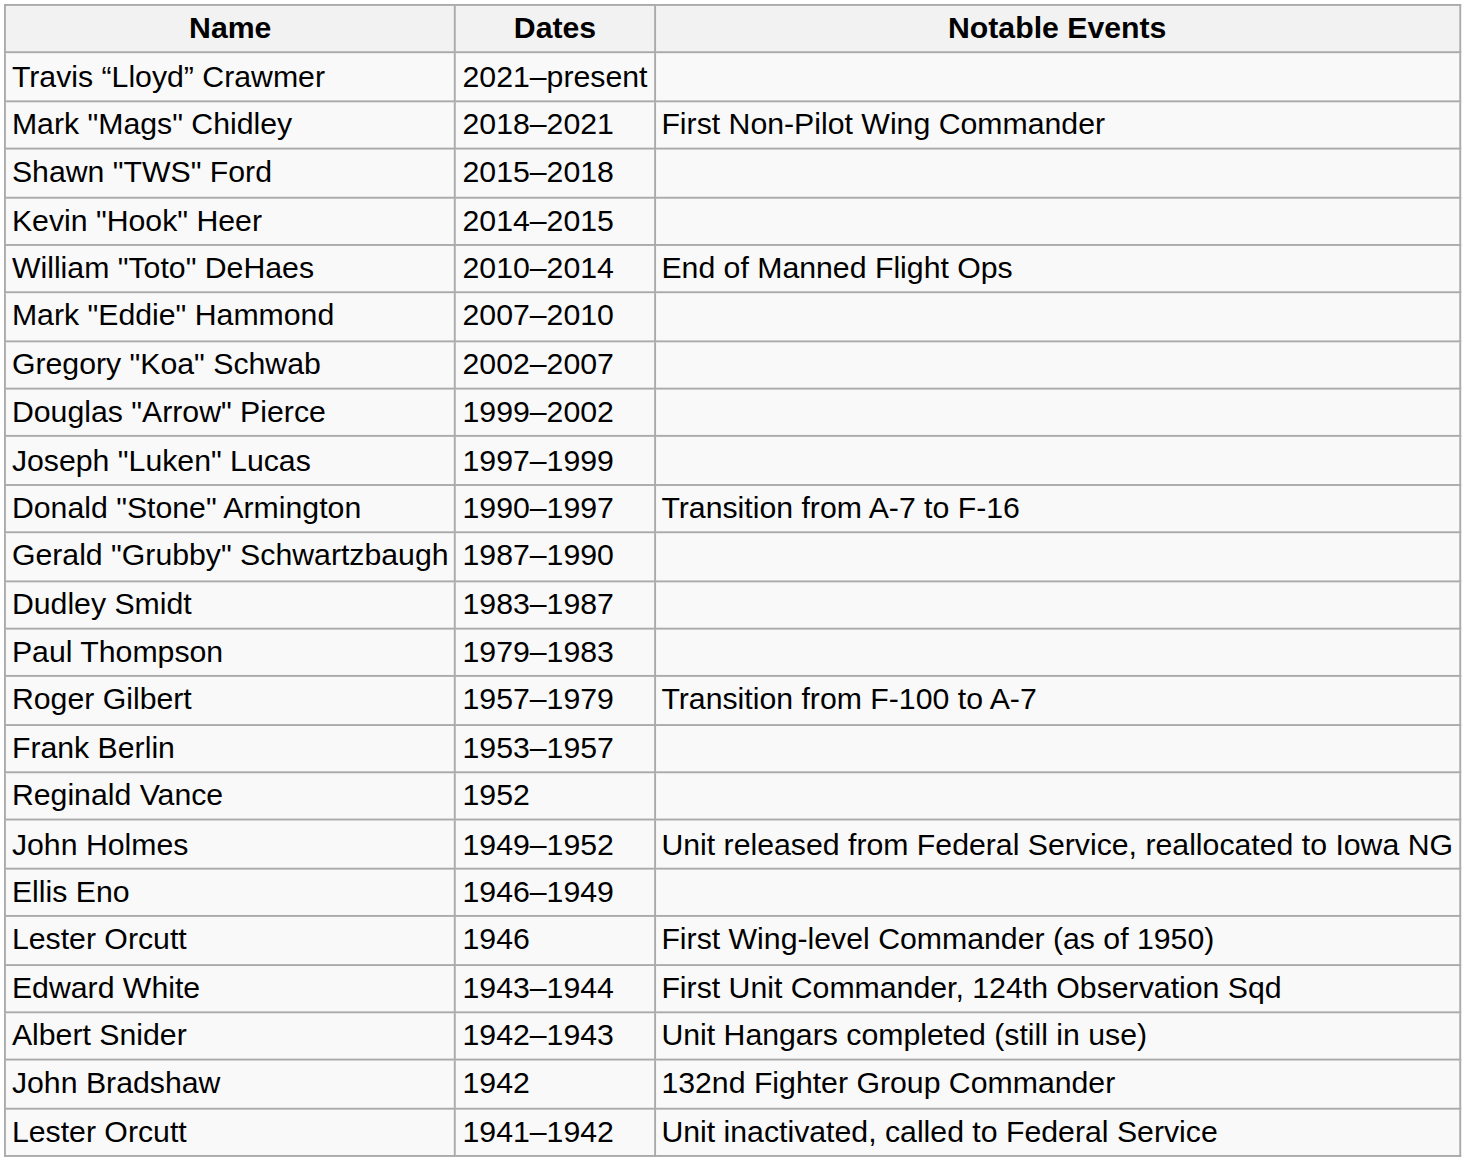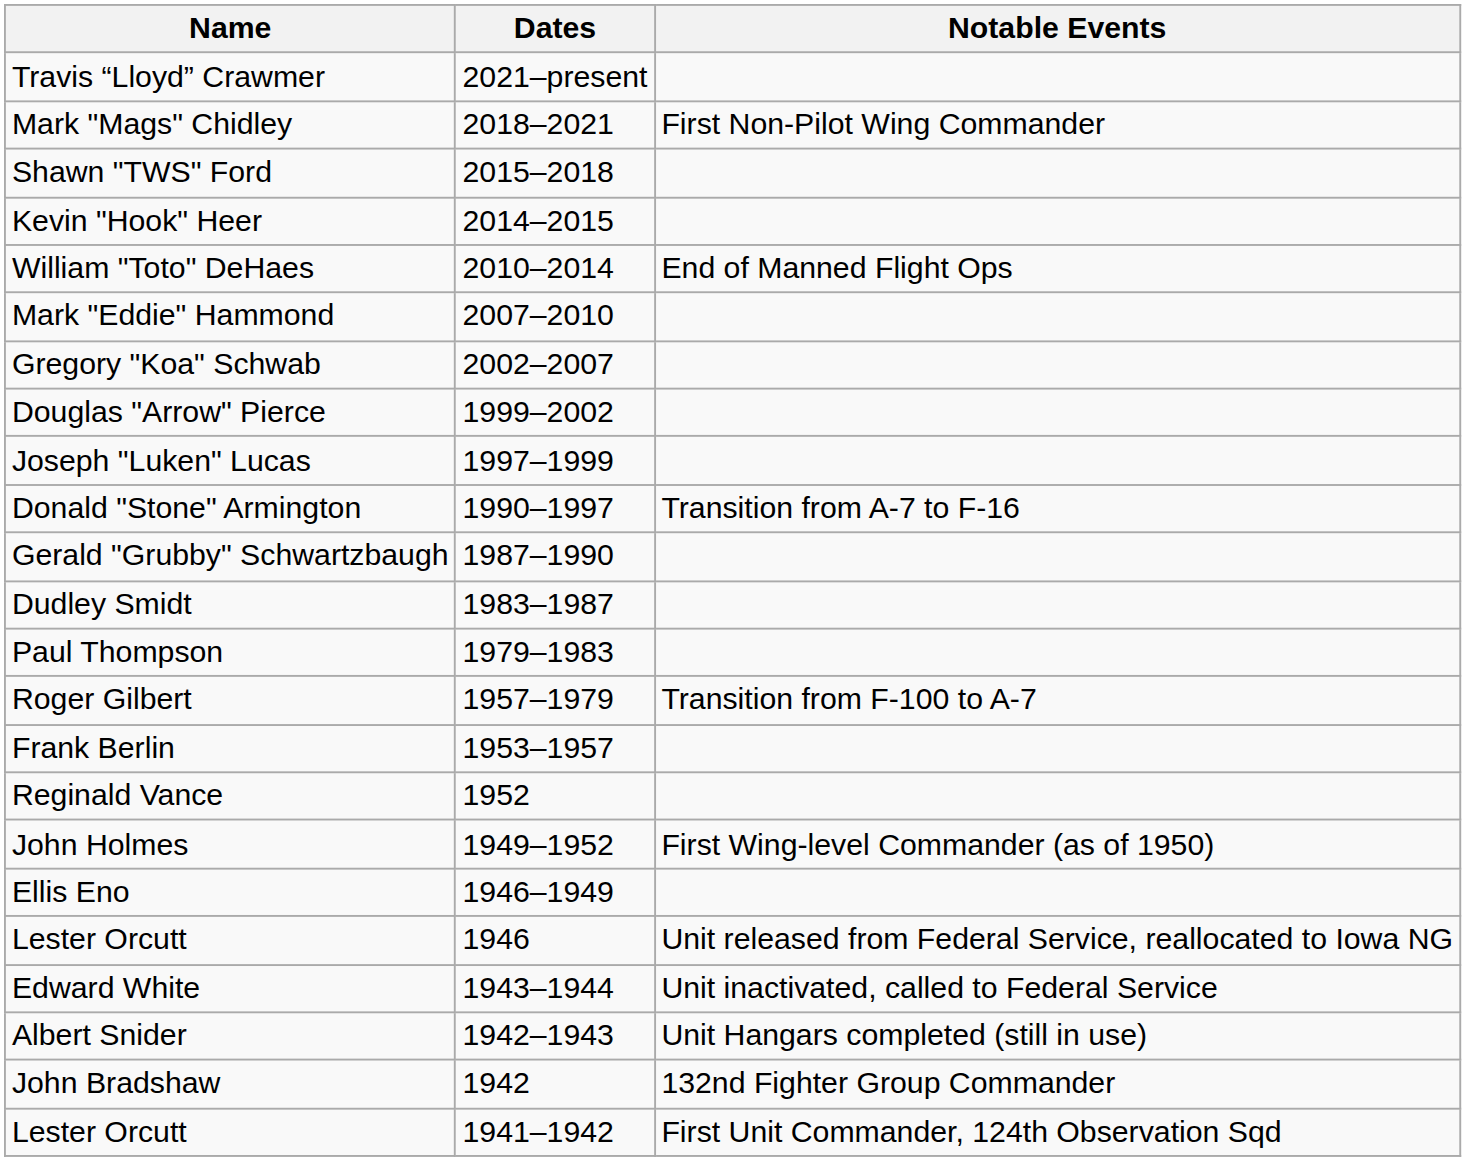(1057, 843) Unit released from Federal Service, reallocated to Iowa NG -> (938, 843) First Wing-level Commander (as of 1950)
(938, 939) First Wing-level Commander (as of 1950) -> (1057, 939) Unit released from Federal Service, reallocated to Iowa NG
(972, 987) First Unit Commander, 124th Observation Sqd -> (940, 987) Unit inactivated, called to Federal Service
(940, 1131) Unit inactivated, called to Federal Service -> (972, 1131) First Unit Commander, 124th Observation Sqd
